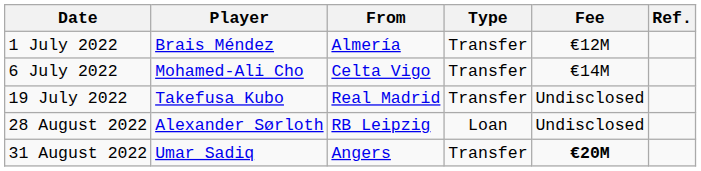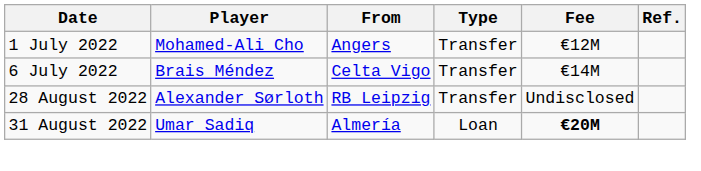(215, 45) Brais Méndez -> (229, 45) Mohamed-Ali Cho
(366, 45) Almería -> (361, 45) Angers
(229, 72) Mohamed-Ali Cho -> (215, 72) Brais Méndez
- row: (68, 99)
(488, 126) Loan -> (478, 99) Transfer
(361, 153) Angers -> (366, 126) Almería
(488, 153) Transfer -> (478, 126) Loan
